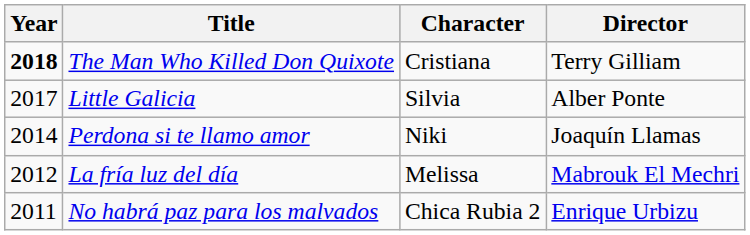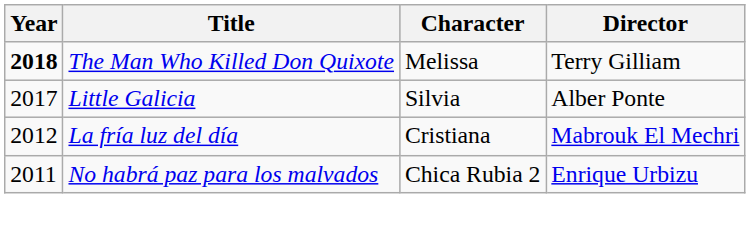(448, 60) Cristiana -> (442, 60) Melissa
- row: (189, 135)
(442, 173) Melissa -> (448, 135) Cristiana
